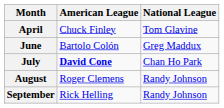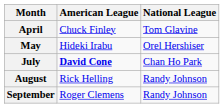+ row: (31, 45)
- row: (31, 45)
(92, 78) Roger Clemens -> (86, 78) Rick Helling
(86, 95) Rick Helling -> (92, 95) Roger Clemens
